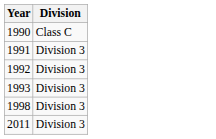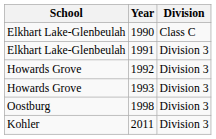+ column: (66, 13)
